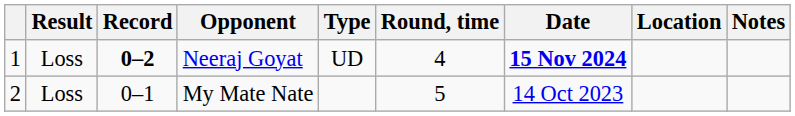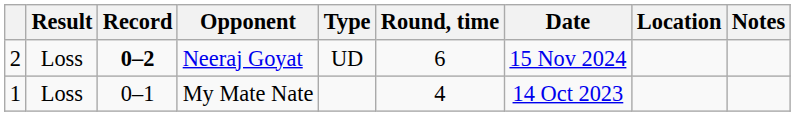(15, 57) 1 -> (15, 57) 2
(440, 57) 4 -> (440, 57) 6
(568, 57) bold -> (568, 57) normal
(15, 93) 2 -> (15, 93) 1
(440, 93) 5 -> (440, 93) 4
